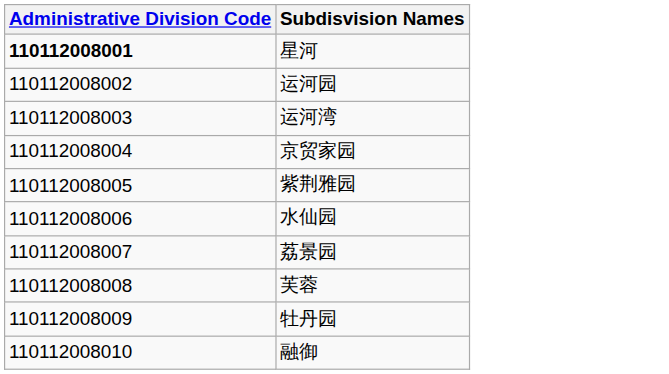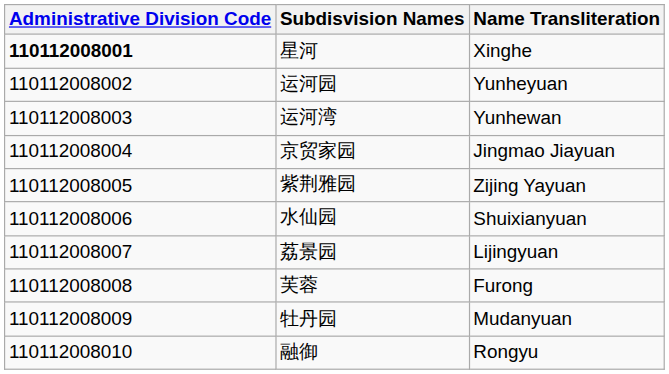+ column: (567, 19)
